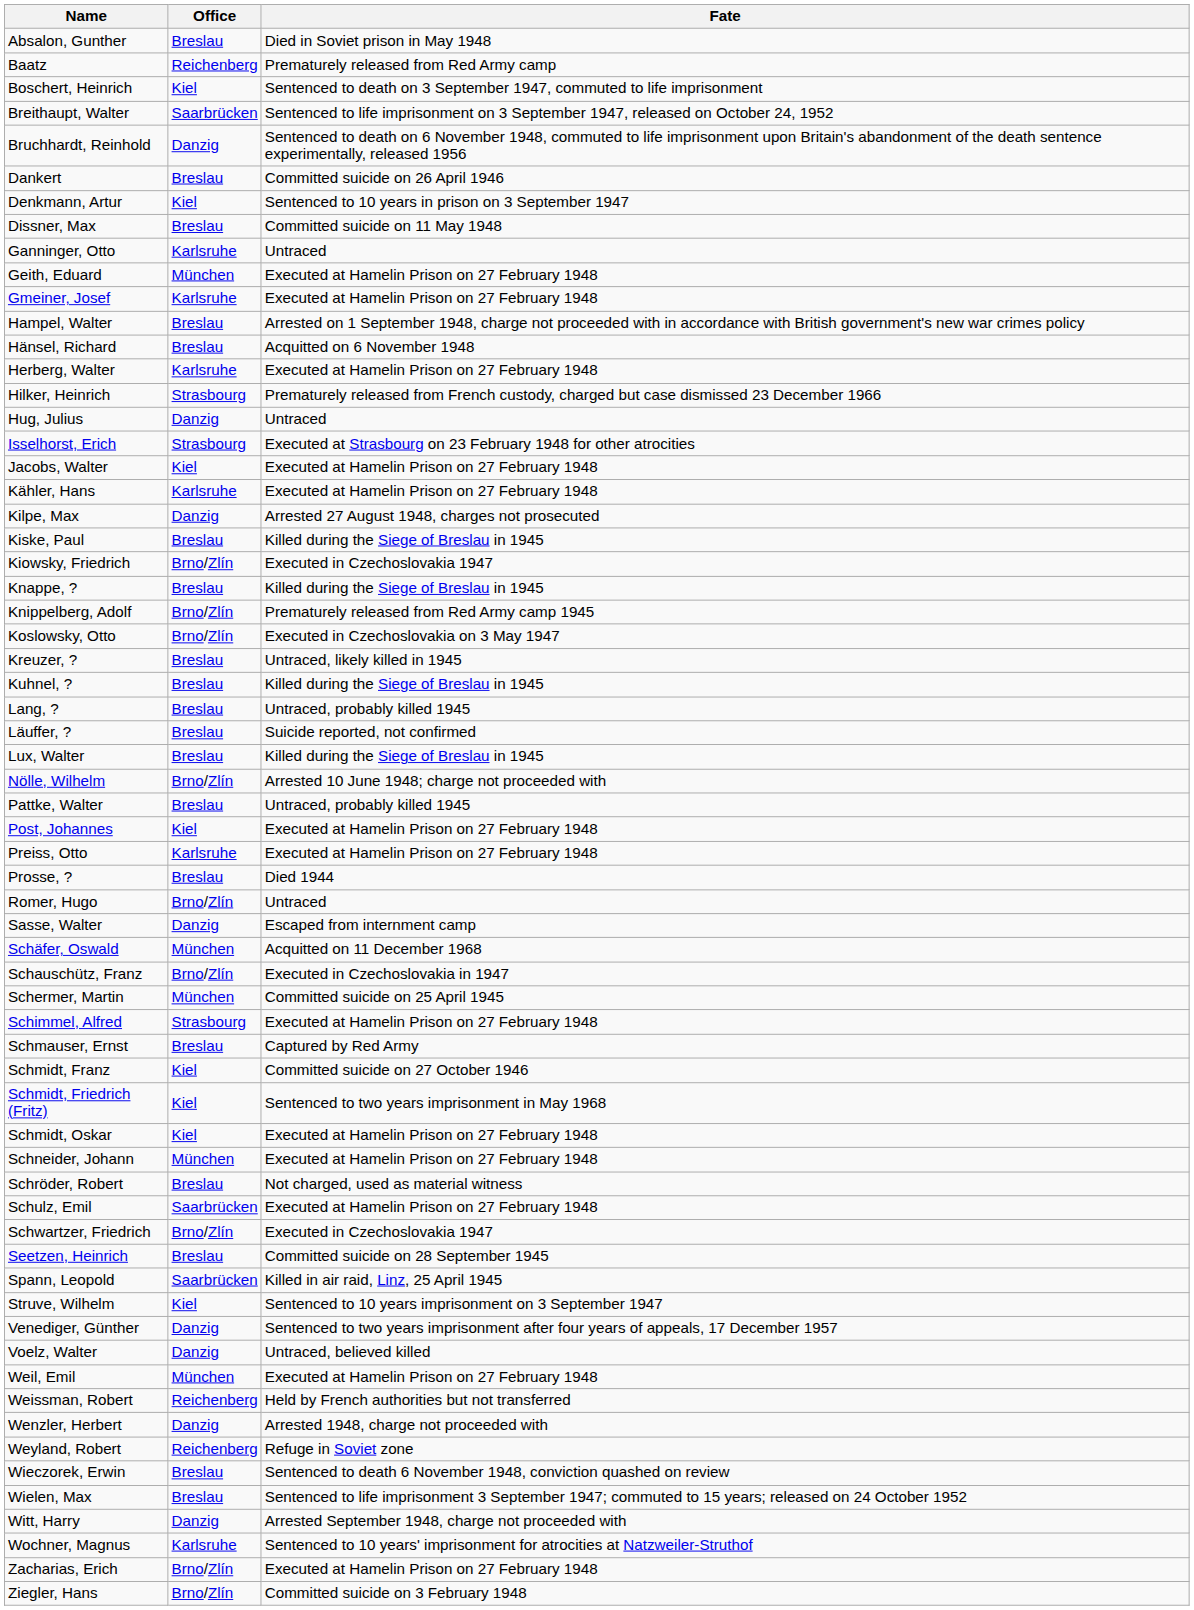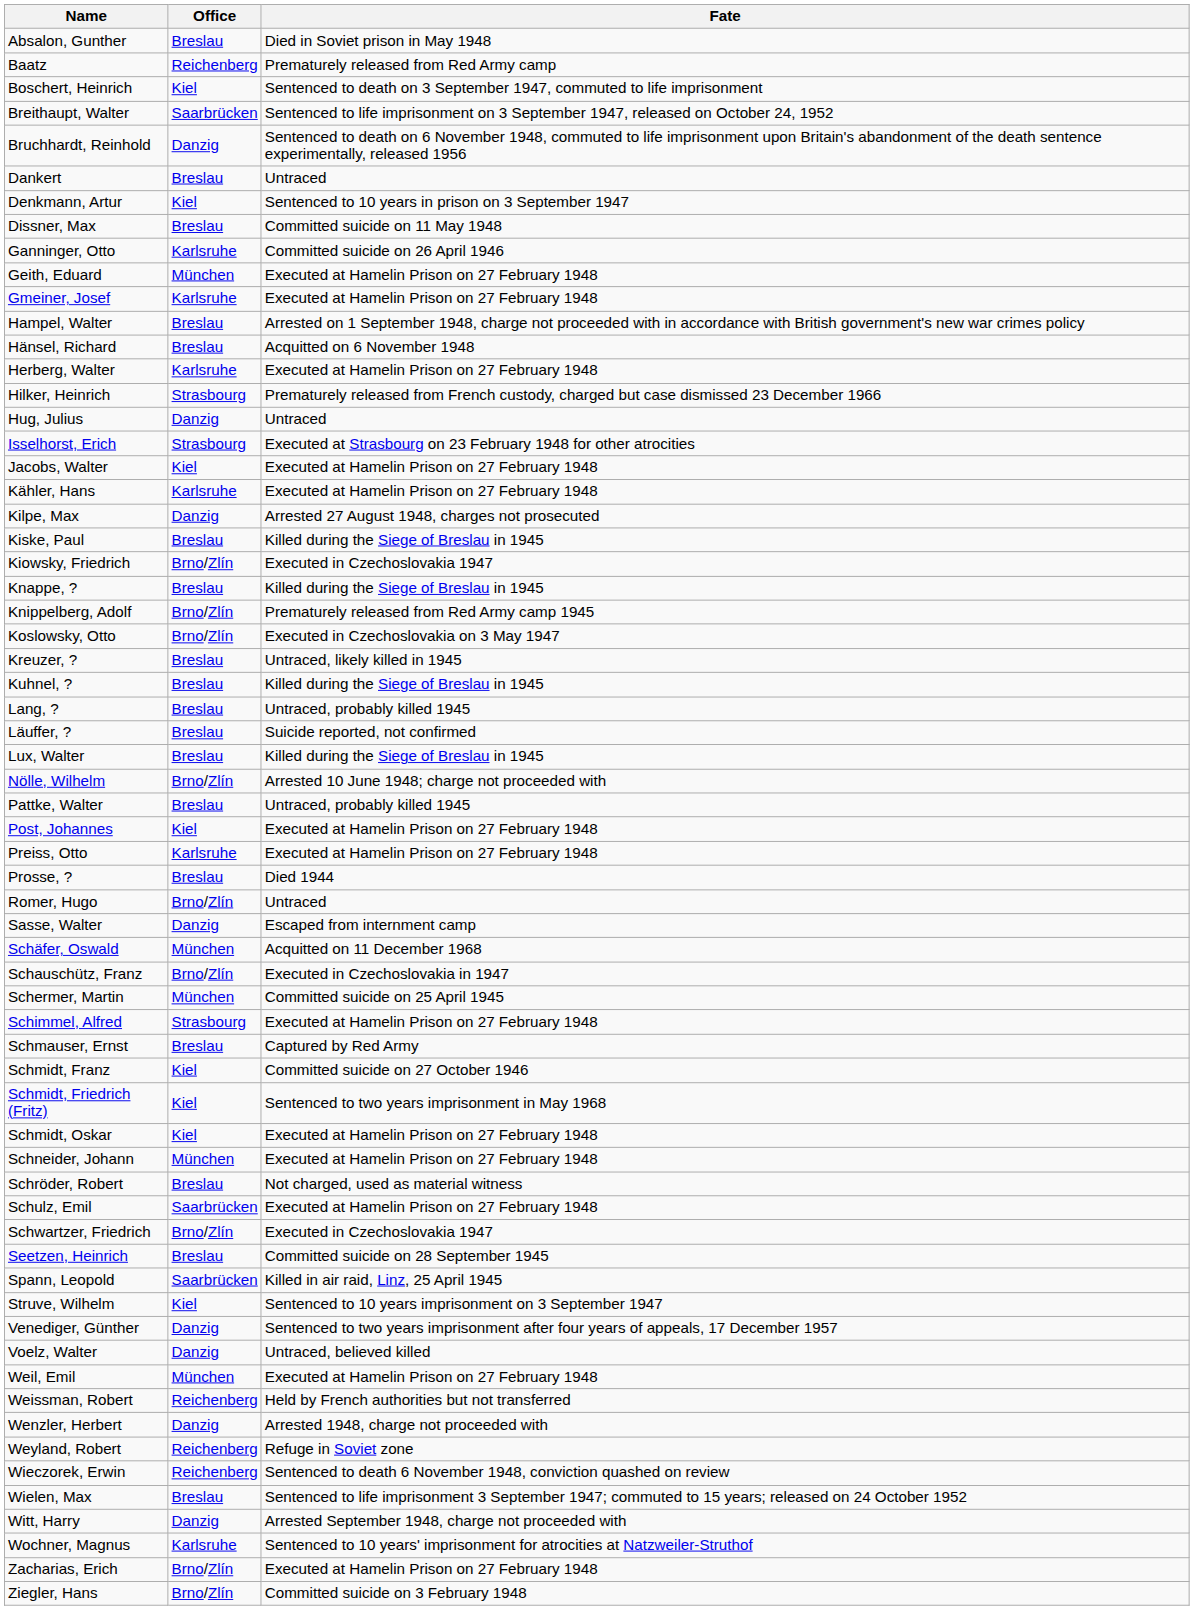(384, 178) Committed suicide on 26 April 1946 -> (296, 178) Untraced
(296, 250) Untraced -> (384, 250) Committed suicide on 26 April 1946
(197, 1473) Breslau -> (215, 1473) Reichenberg
